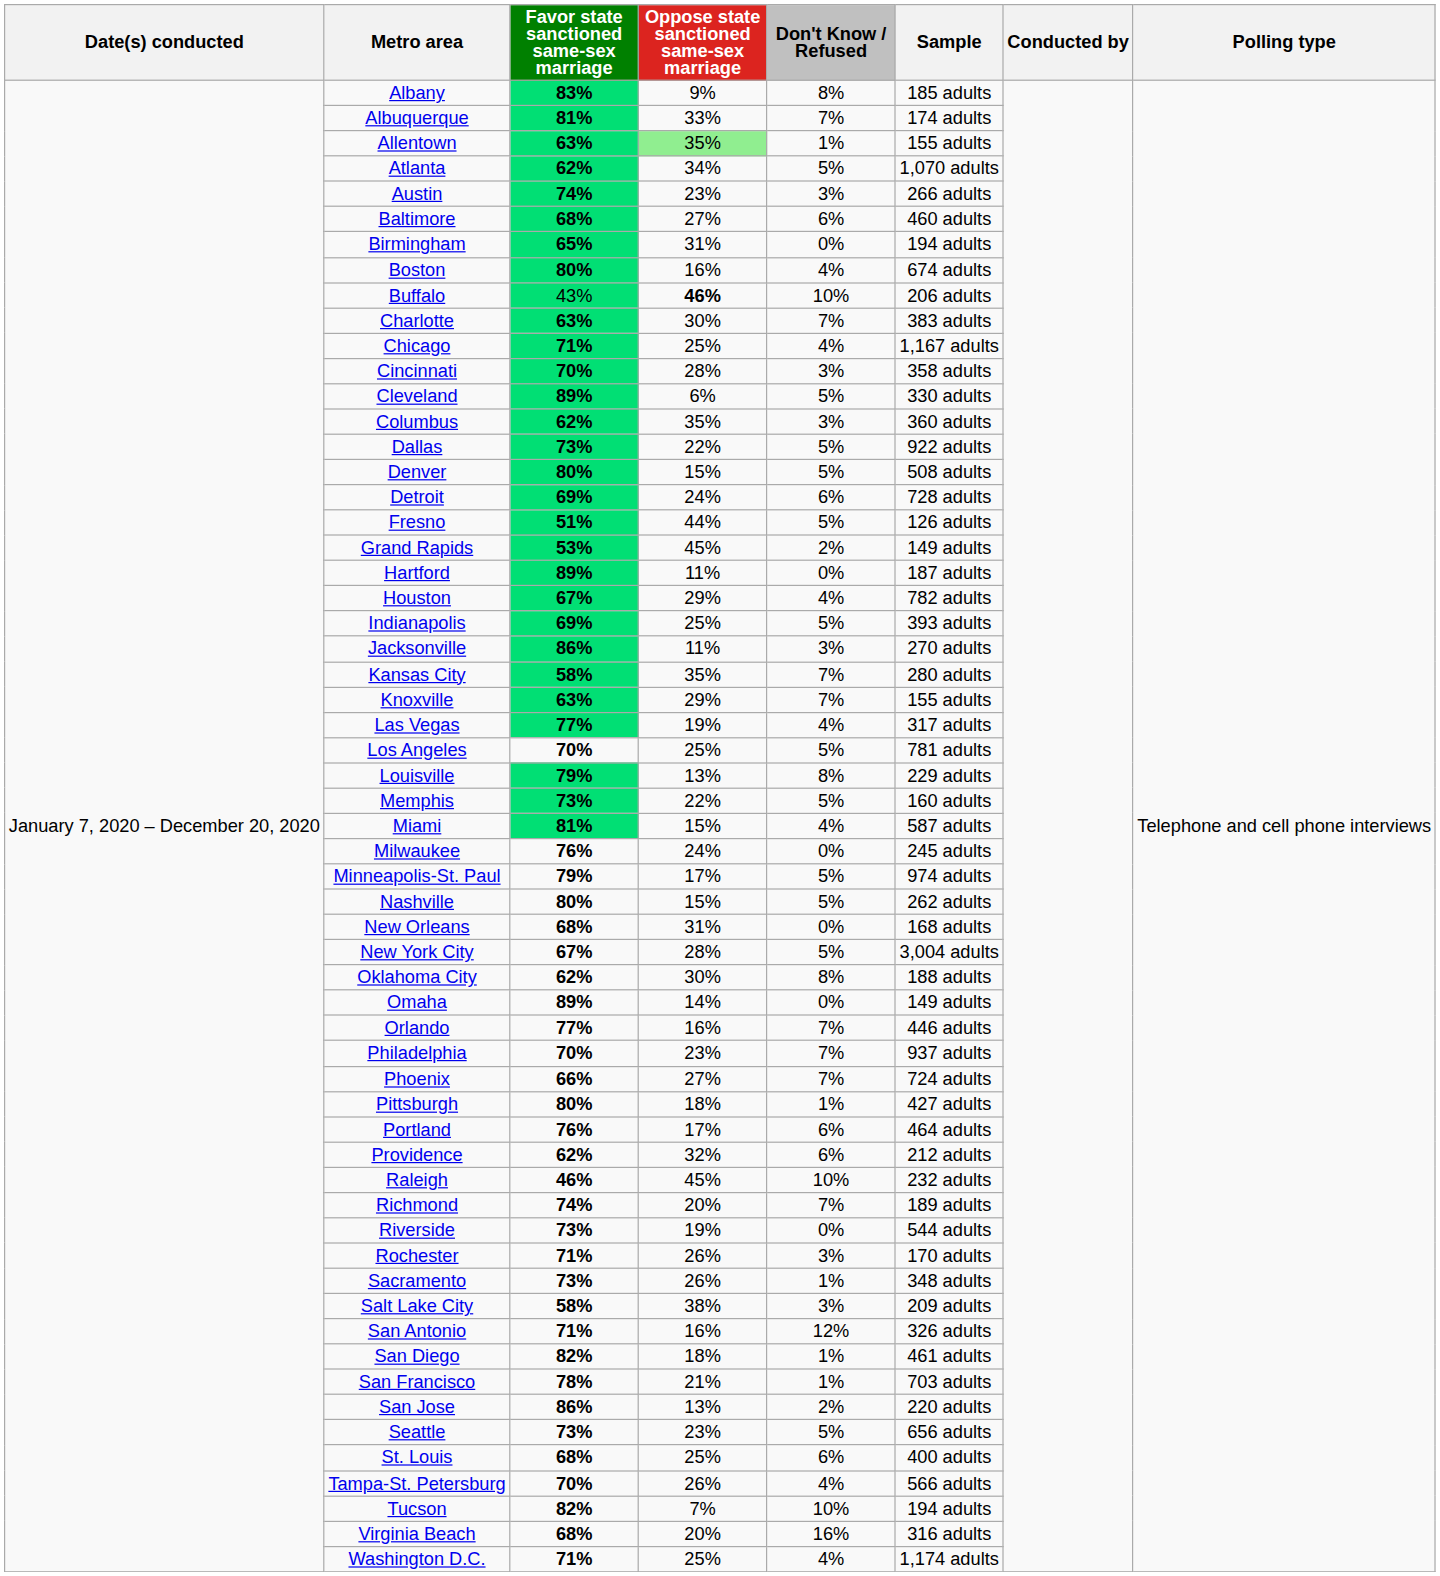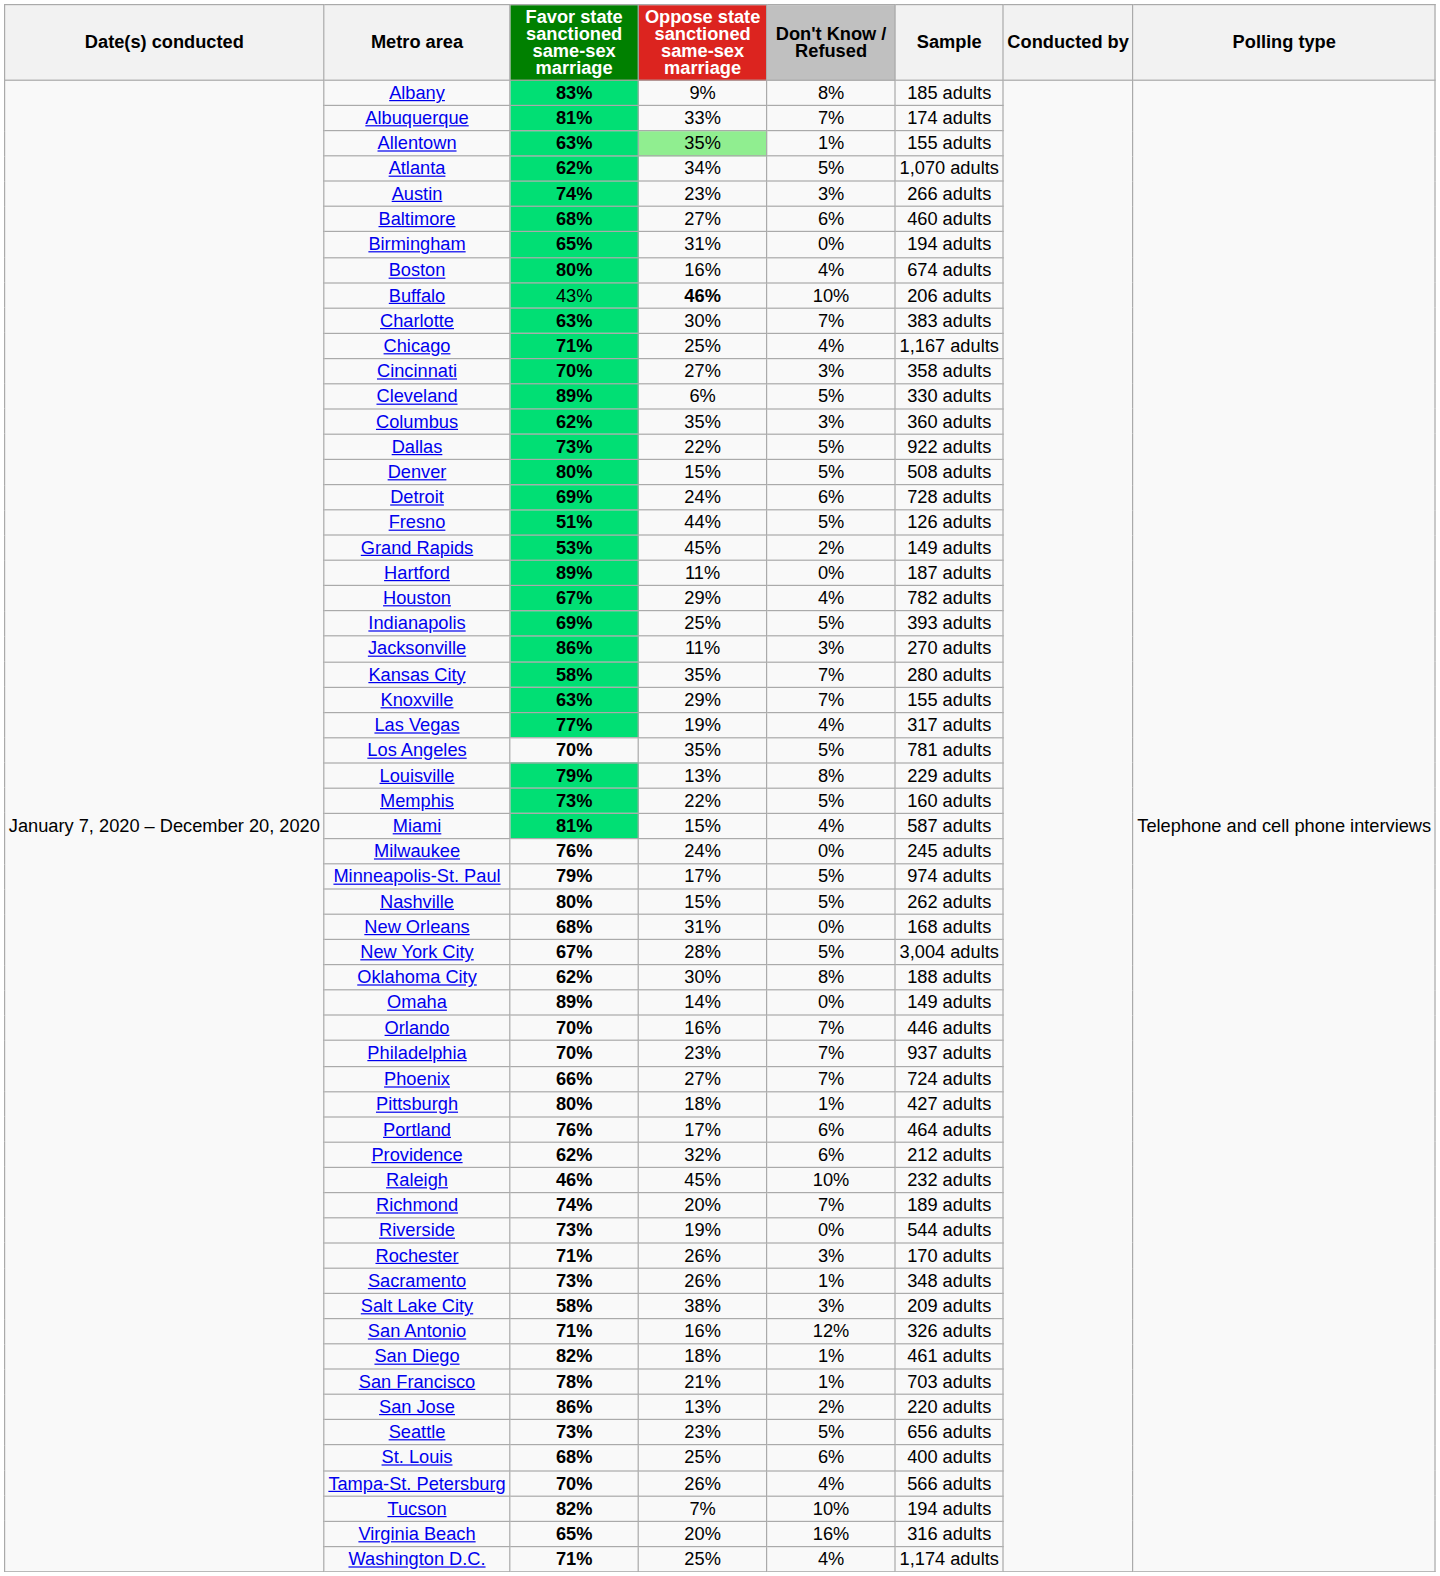(703, 371) 28% -> (703, 371) 27%
(703, 750) 25% -> (703, 750) 35%
(574, 1028) 77% -> (574, 1028) 70%
(574, 1533) 68% -> (574, 1533) 65%
